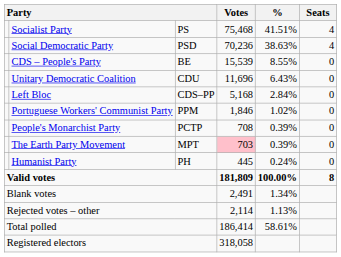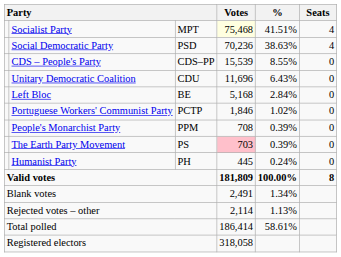(183, 29) PS -> (188, 29) MPT
(239, 29) no background -> (239, 29) lightyellow background
(184, 62) BE -> (196, 62) CDS–PP
(196, 95) CDS–PP -> (184, 95) BE
(188, 111) PPM -> (190, 111) PCTP
(190, 128) PCTP -> (188, 128) PPM
(188, 144) MPT -> (183, 144) PS
